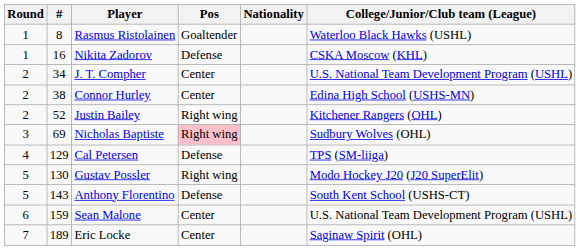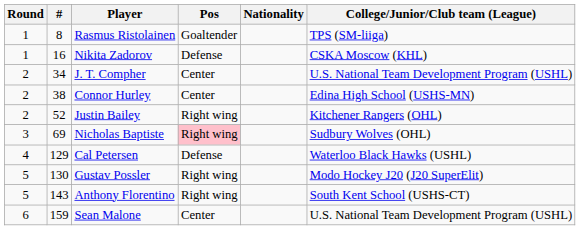(390, 34) Waterloo Black Hawks (USHL) -> (349, 34) TPS (SM-liiga)
(349, 154) TPS (SM-liiga) -> (390, 154) Waterloo Black Hawks (USHL)
(202, 194) Defense -> (209, 194) Right wing
- row: (102, 235)
